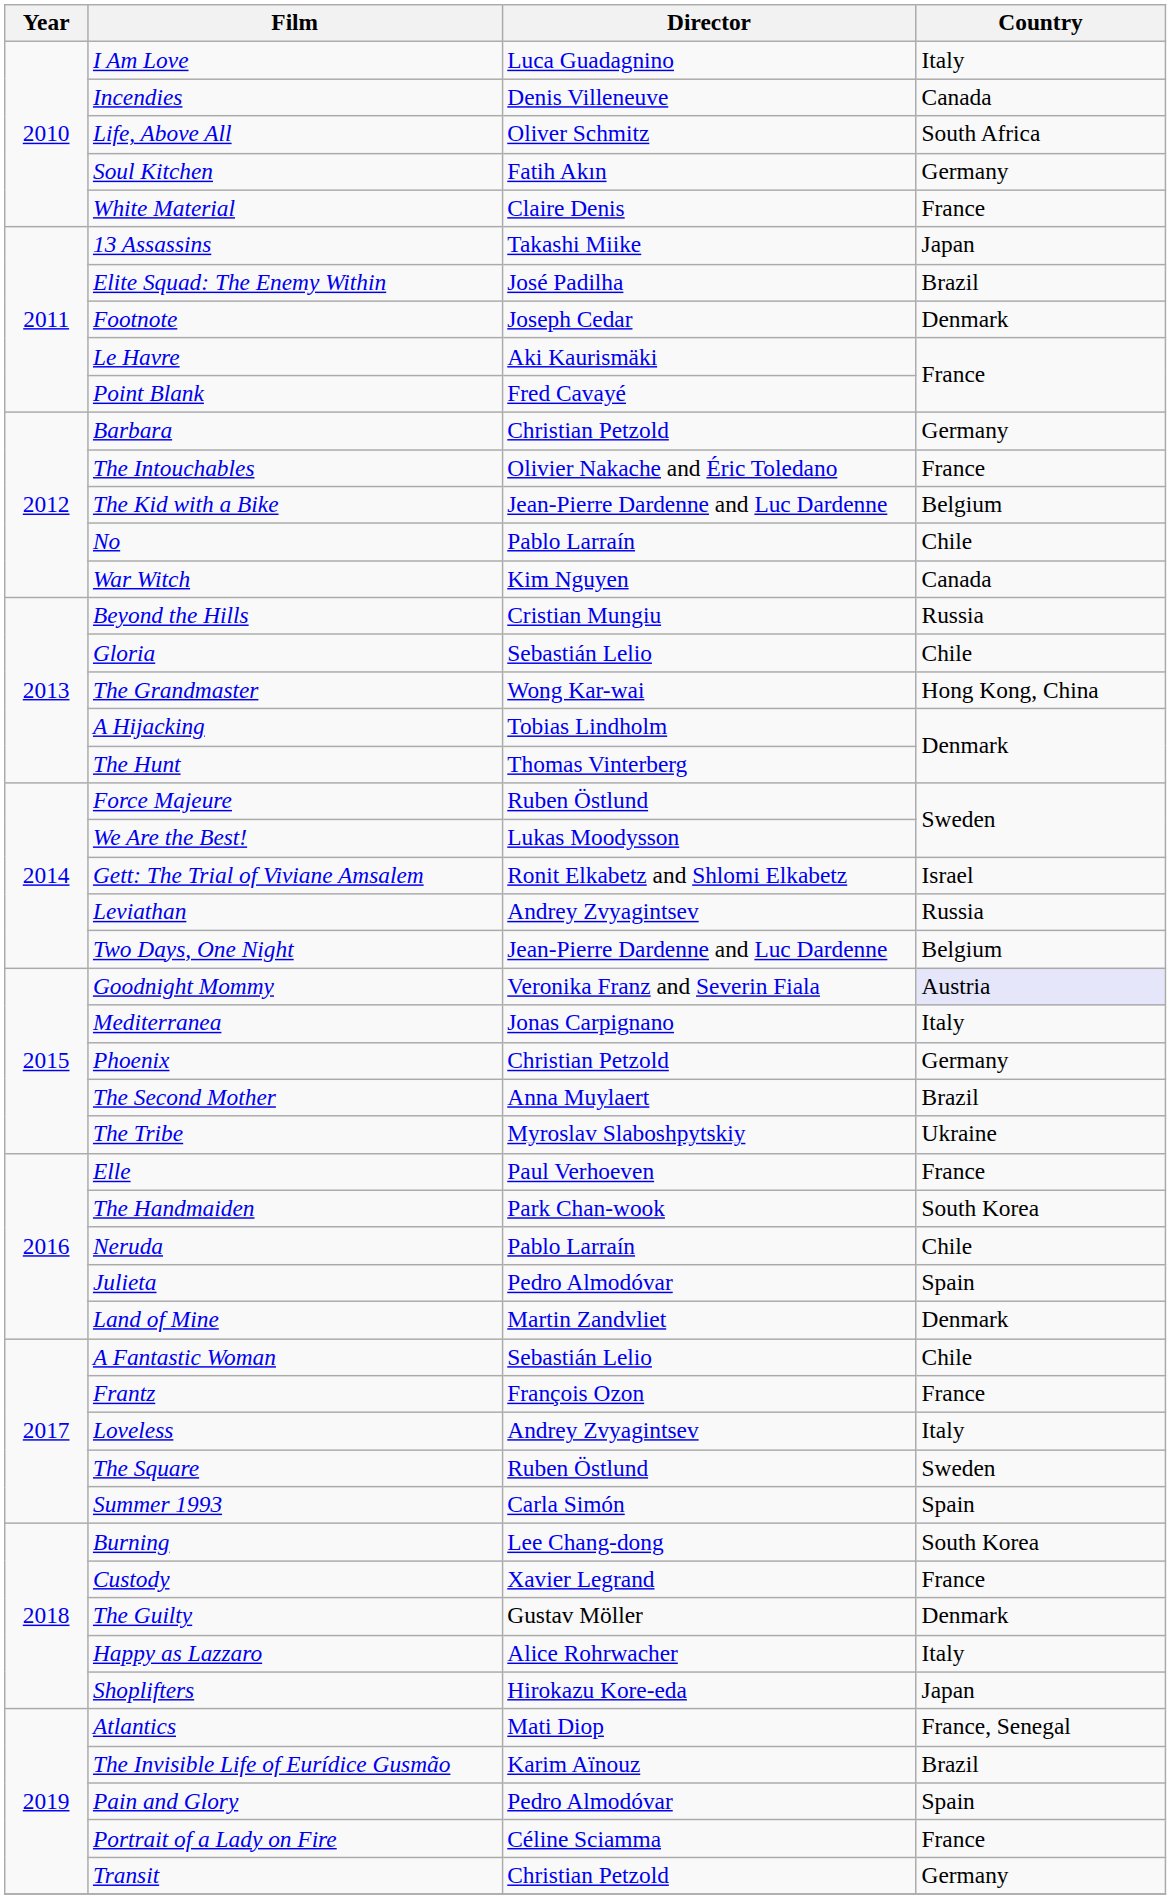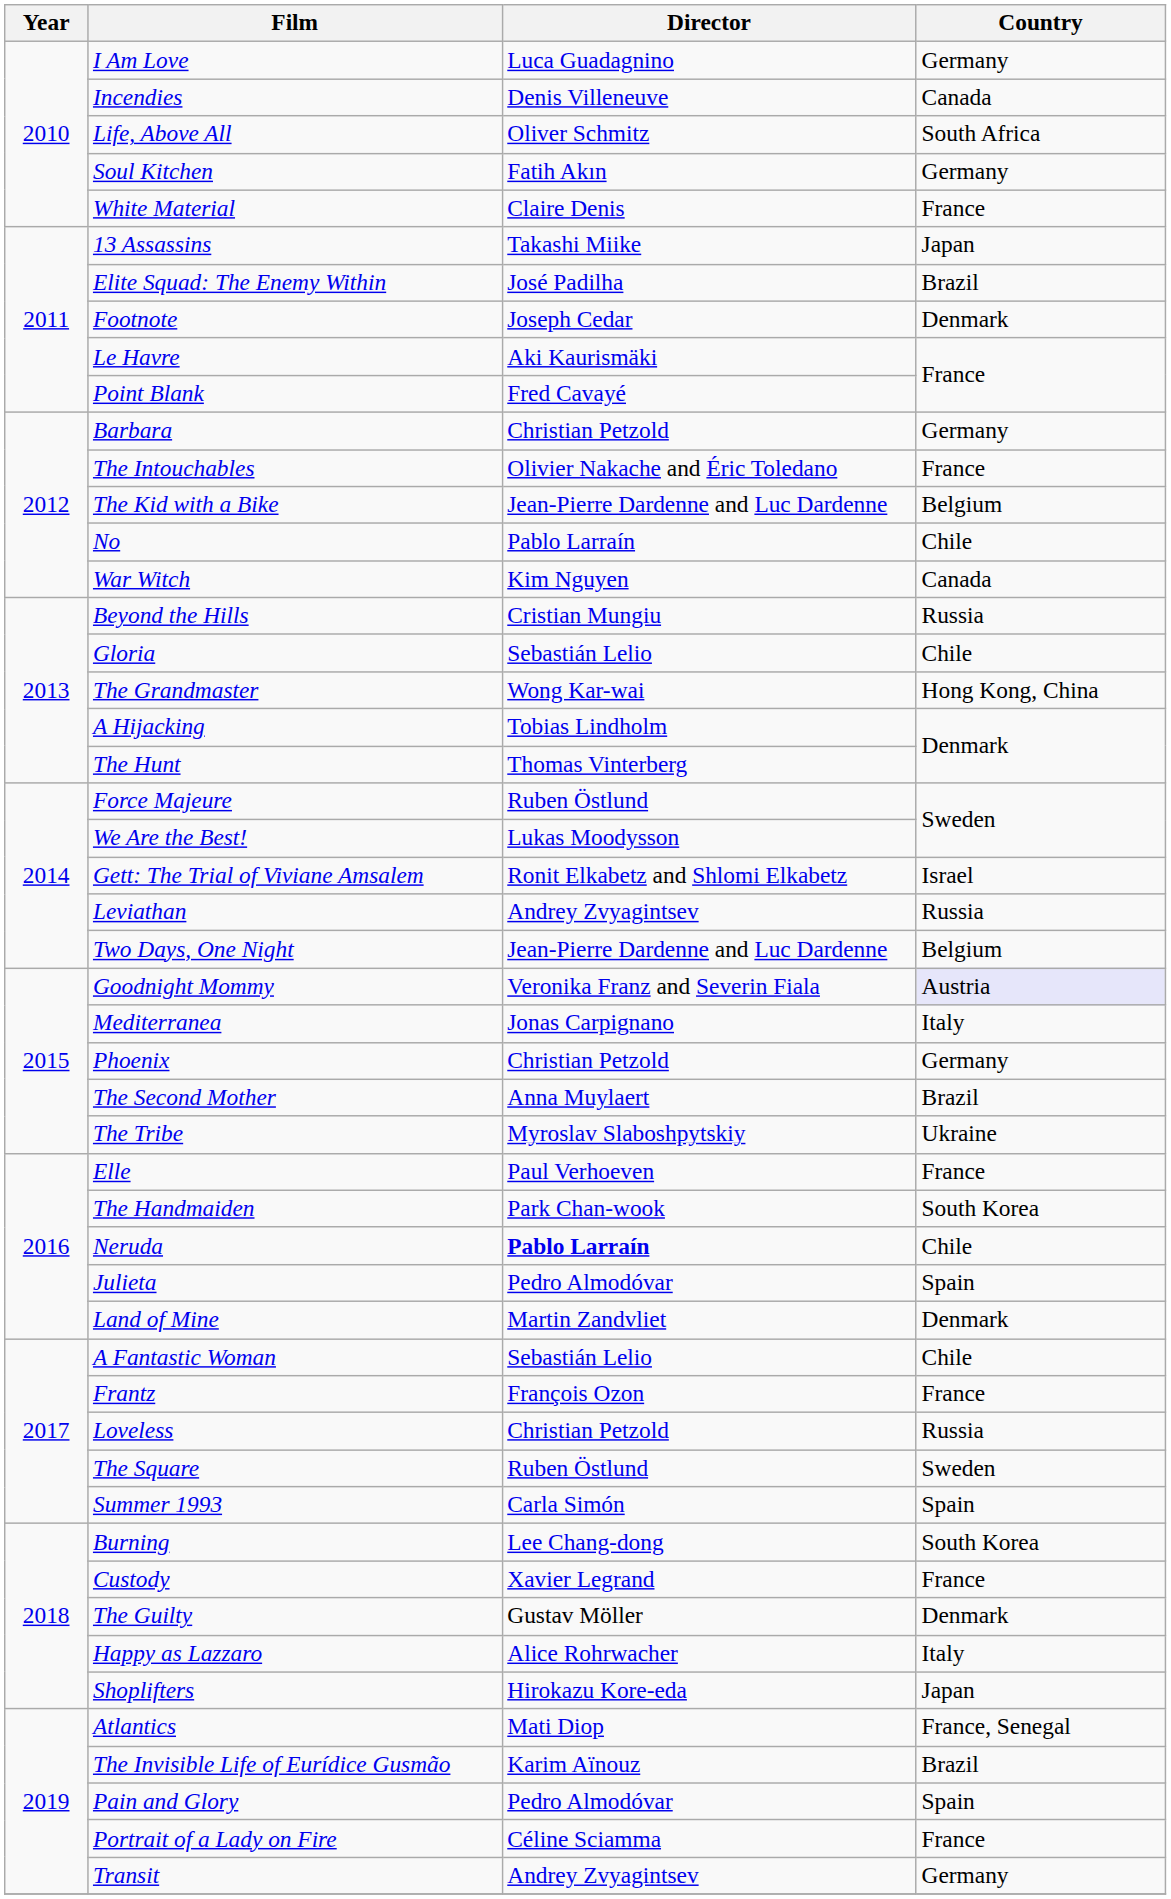(943, 60) Italy -> (965, 60) Germany
(571, 1245) normal -> (578, 1245) bold
(603, 1430) Andrey Zvyagintsev -> (588, 1430) Christian Petzold
(943, 1430) Italy -> (953, 1430) Russia
(588, 1875) Christian Petzold -> (603, 1875) Andrey Zvyagintsev
